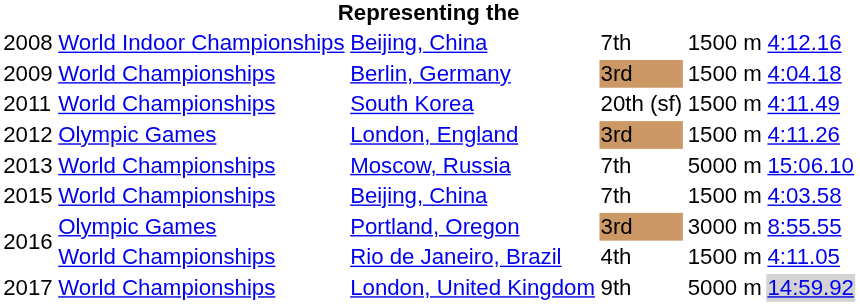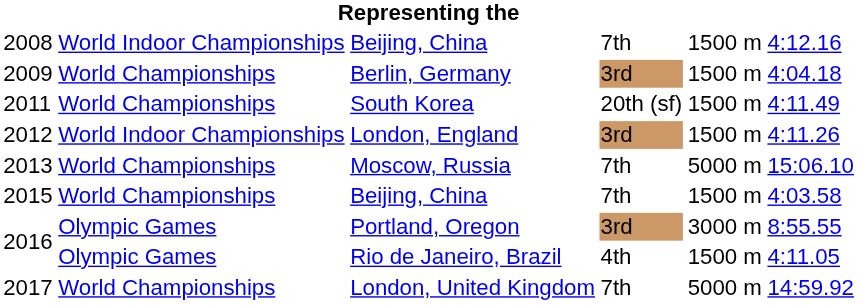(137, 134) Olympic Games -> (201, 134) World Indoor Championships
(167, 257) World Championships -> (137, 257) Olympic Games
(616, 287) 9th -> (616, 287) 7th
(811, 287) lightgrey background -> (811, 287) no background
